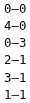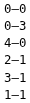rows swapped: (15, 43) <-> (15, 26)
